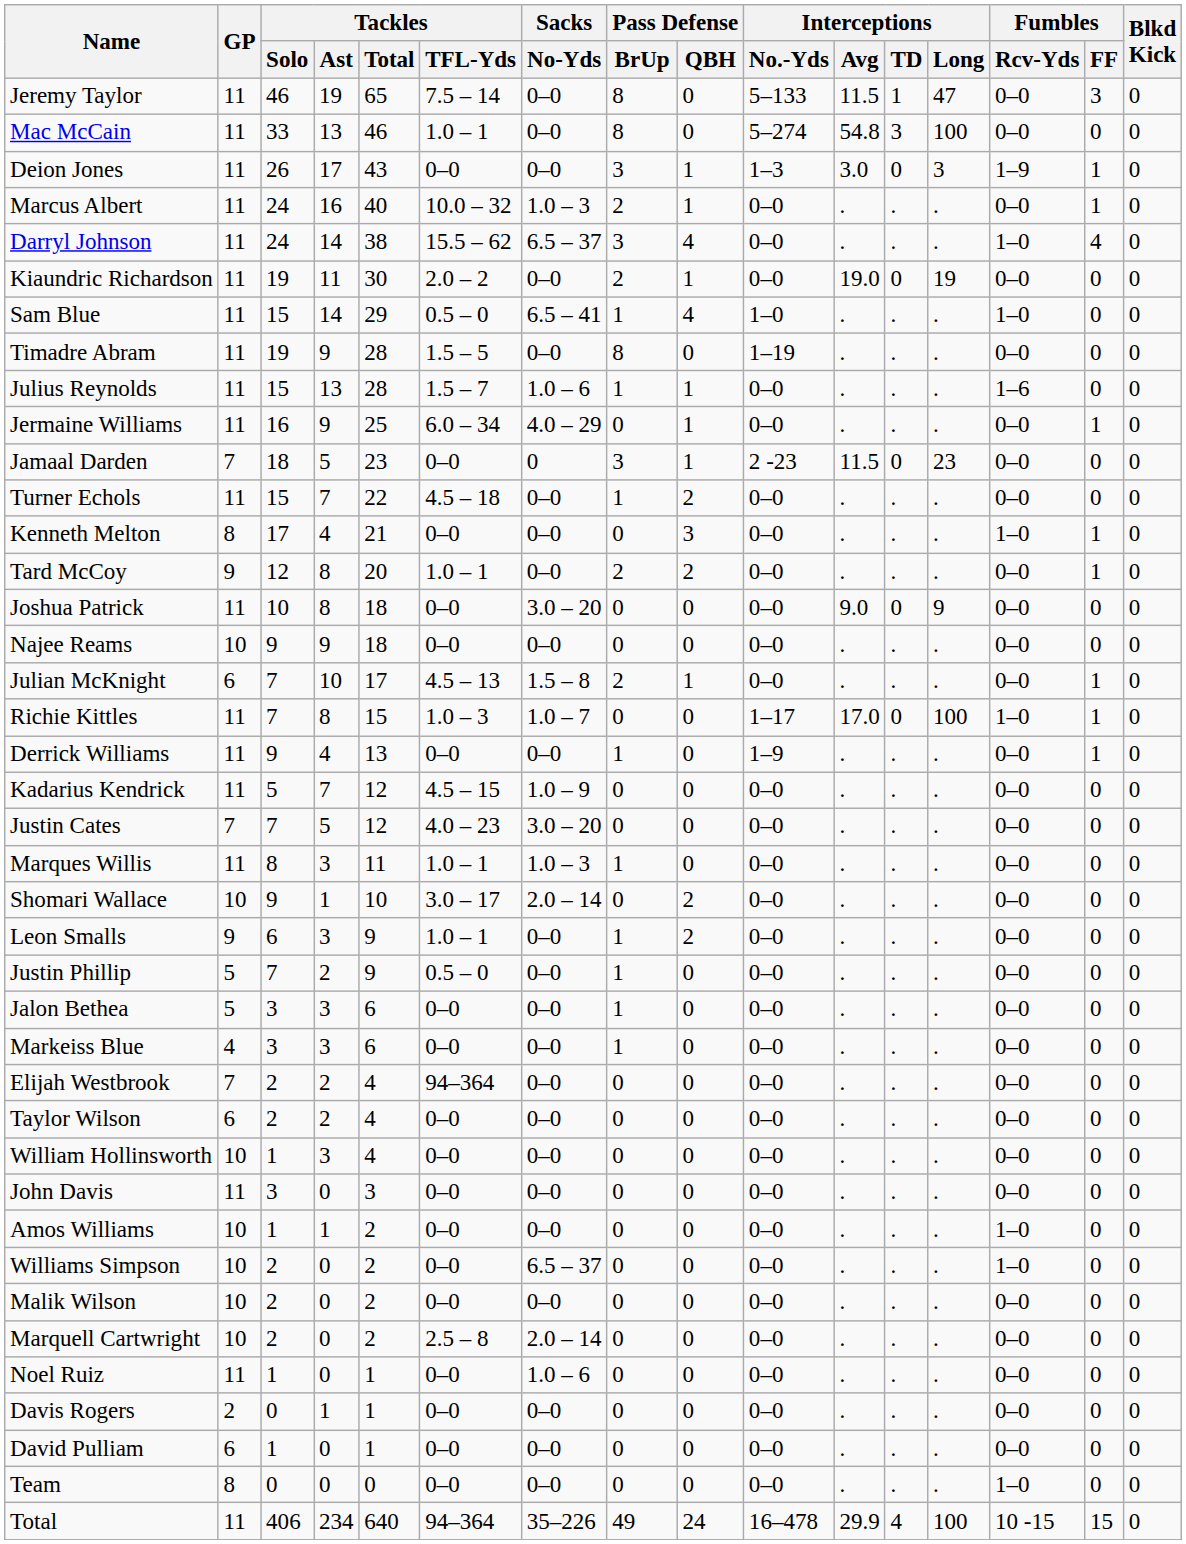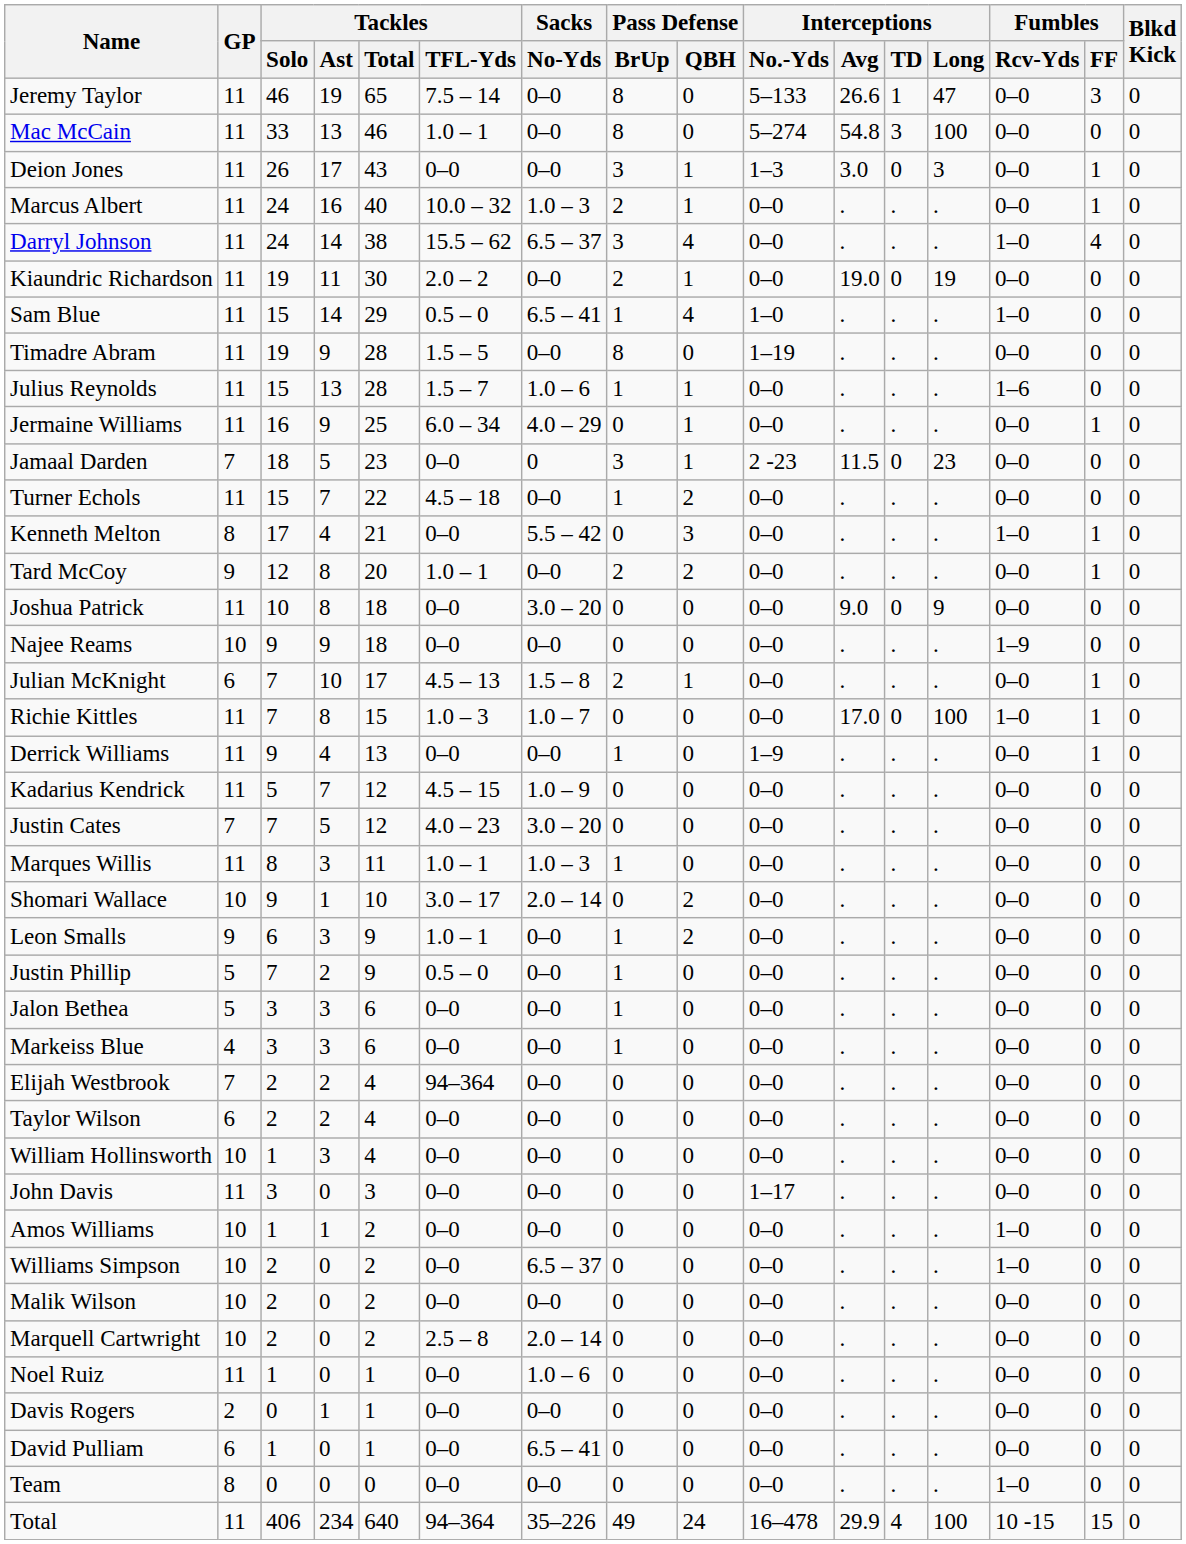(859, 95) 11.5 -> (860, 95) 26.6
(1012, 168) 1–9 -> (1012, 168) 0–0
(544, 534) 0–0 -> (564, 534) 5.5 – 42
(1012, 643) 0–0 -> (1012, 643) 1–9
(772, 717) 1–17 -> (766, 717) 0–0
(766, 1192) 0–0 -> (772, 1192) 1–17
(544, 1447) 0–0 -> (564, 1447) 6.5 – 41
